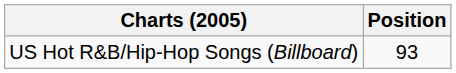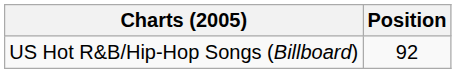(407, 52) 93 -> (407, 52) 92
